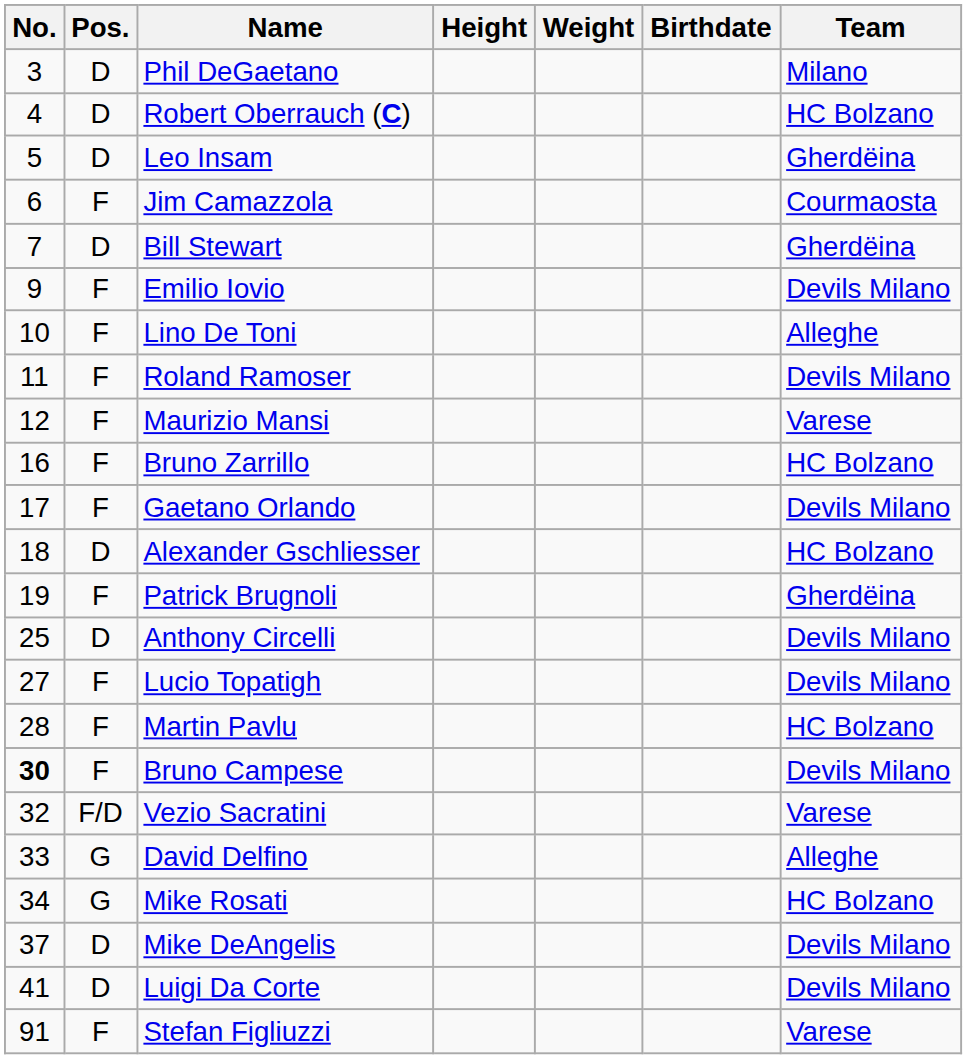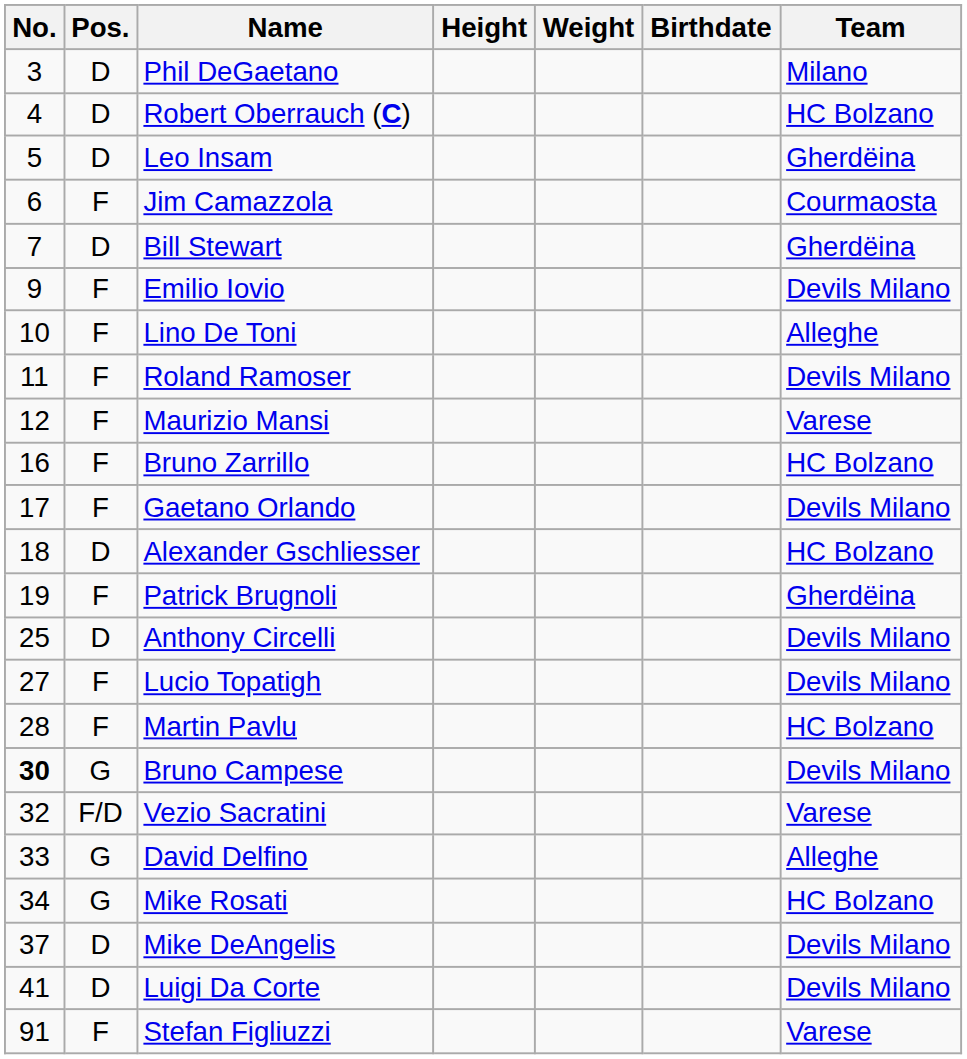(100, 770) F -> (100, 770) G
